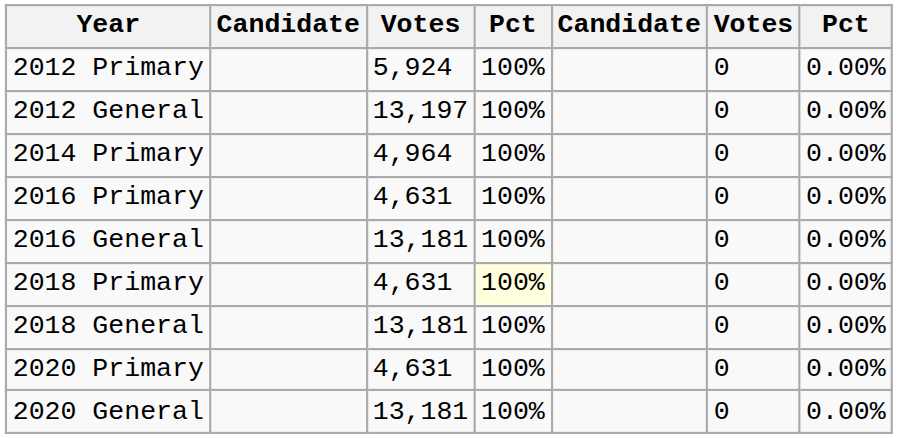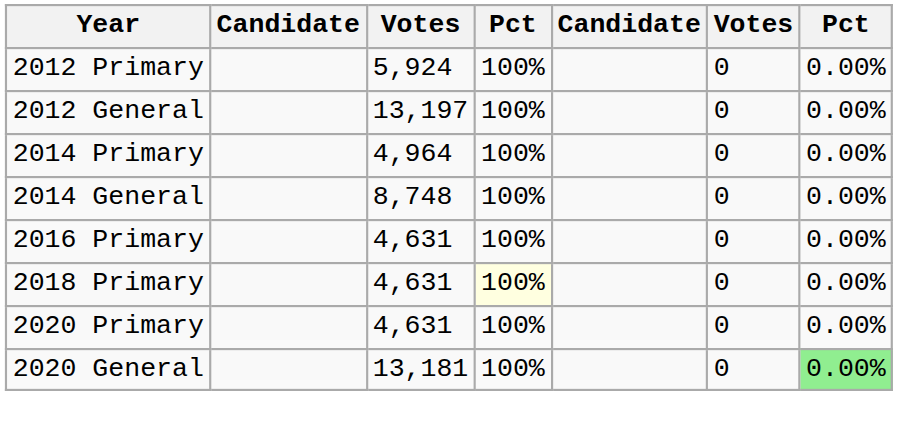+ row: (108, 198)
- row: (108, 241)
- row: (108, 327)
(846, 412) no background -> (846, 369) lightgreen background
